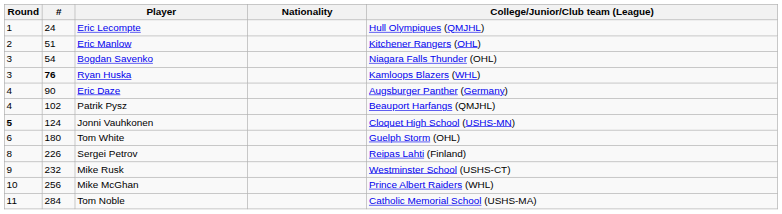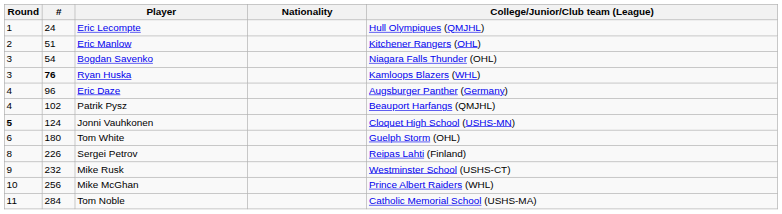(50, 91) 90 -> (50, 91) 96
